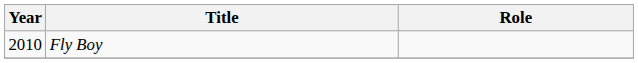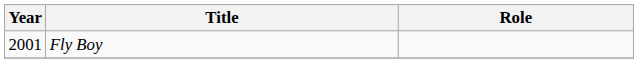(25, 44) 2010 -> (25, 44) 2001
